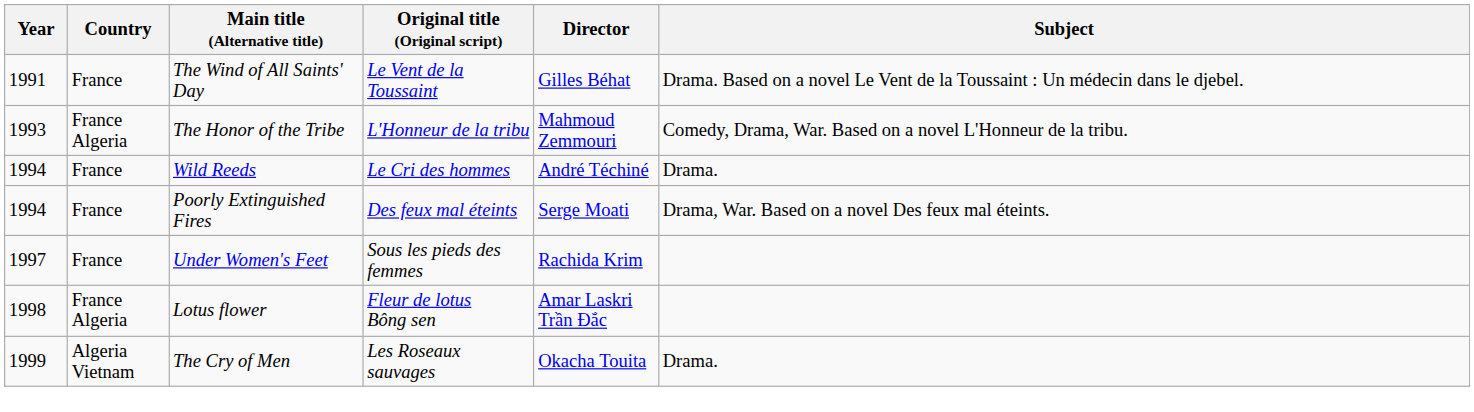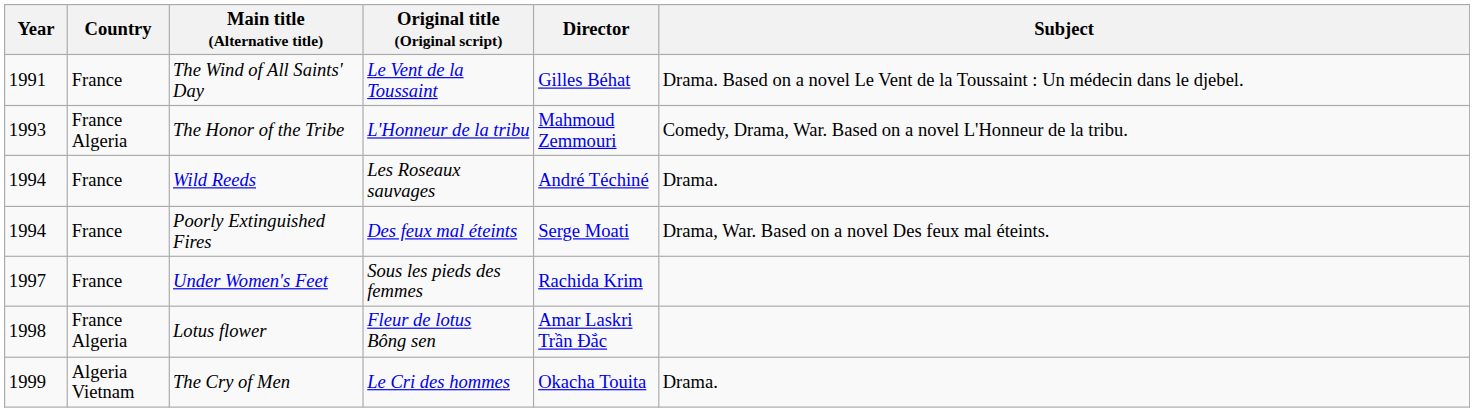(439, 170) Le Cri des hommes -> (414, 180) Les Roseaux sauvages
(414, 360) Les Roseaux sauvages -> (439, 381) Le Cri des hommes
